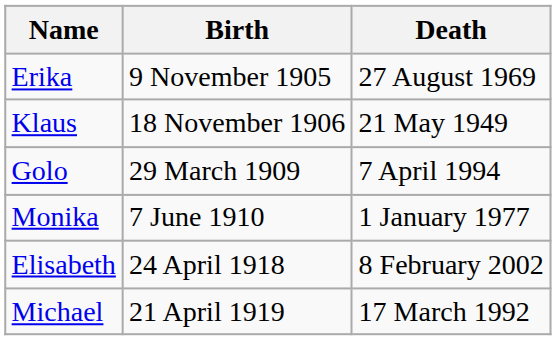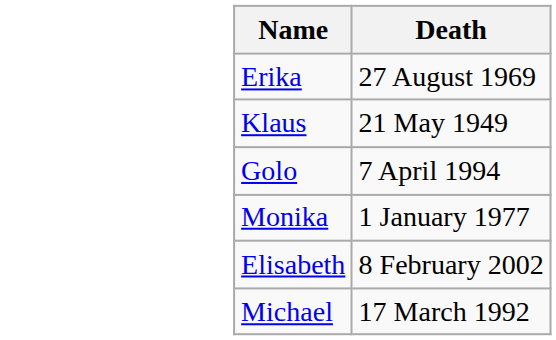- column: (237, 29)
